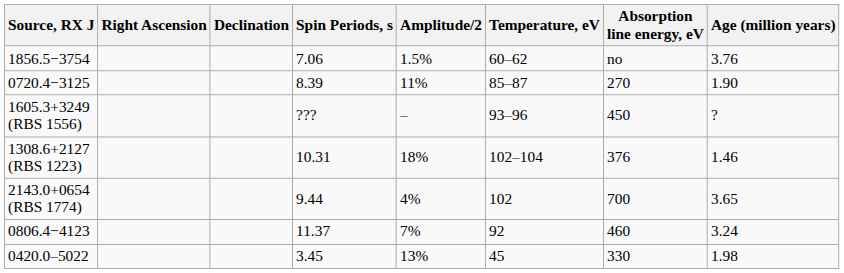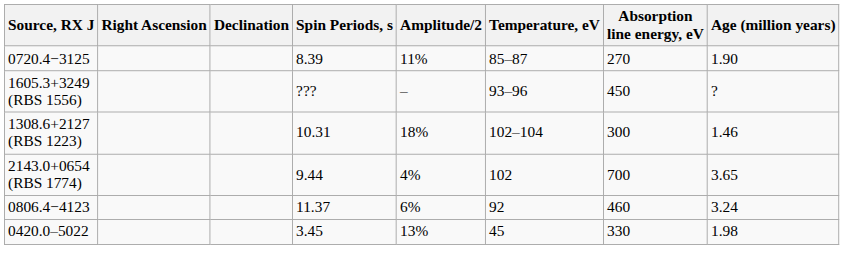- row: (49, 58)
(619, 157) 376 -> (619, 132) 300
(410, 231) 7% -> (410, 207) 6%
